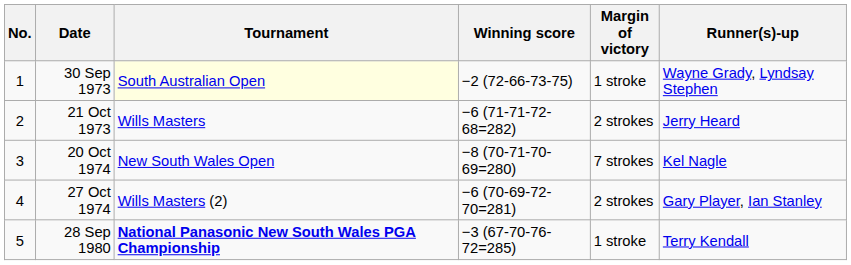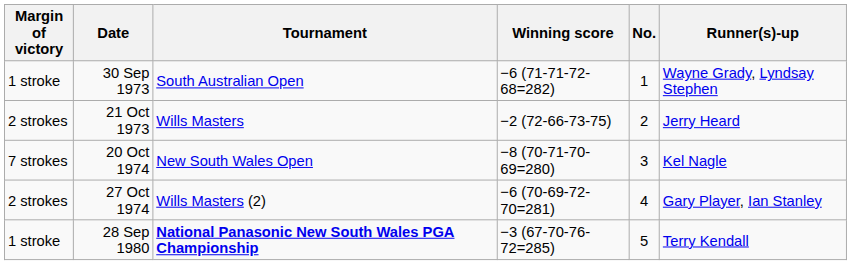columns swapped: (20, 33) <-> (625, 33)
(191, 81) lightyellow background -> (230, 81) no background
(517, 81) −2 (72-66-73-75) -> (545, 81) −6 (71-71-72-68=282)
(507, 121) −6 (71-71-72-68=282) -> (556, 121) −2 (72-66-73-75)
